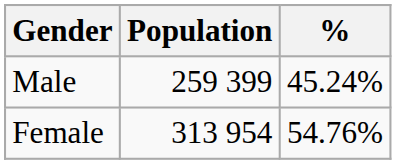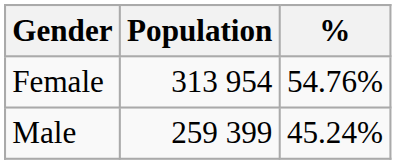rows swapped: (58, 133) <-> (44, 81)
